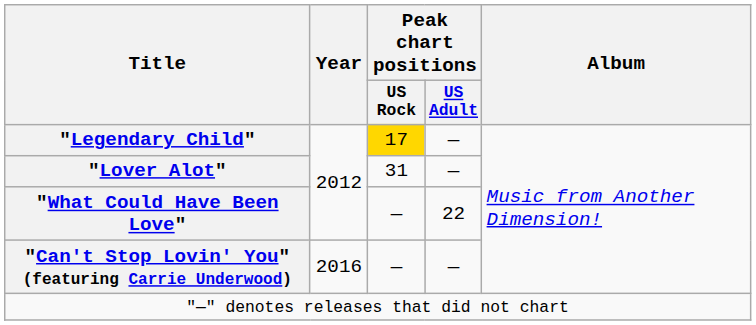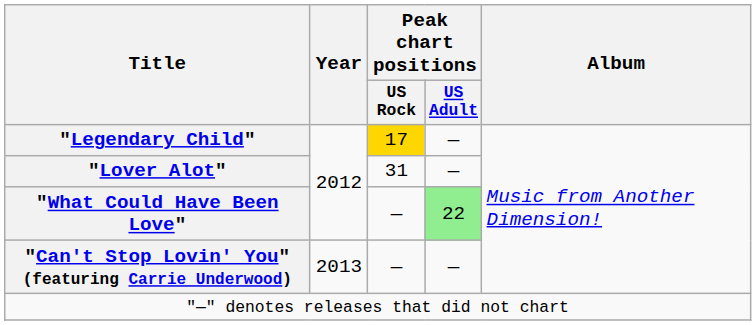(453, 214) no background -> (453, 214) lightgreen background
(339, 267) 2016 -> (339, 267) 2013
